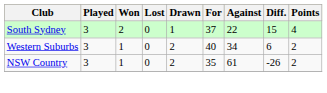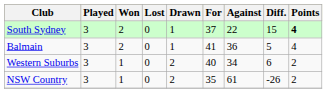(294, 29) normal -> (294, 29) bold
+ row: (25, 46)
